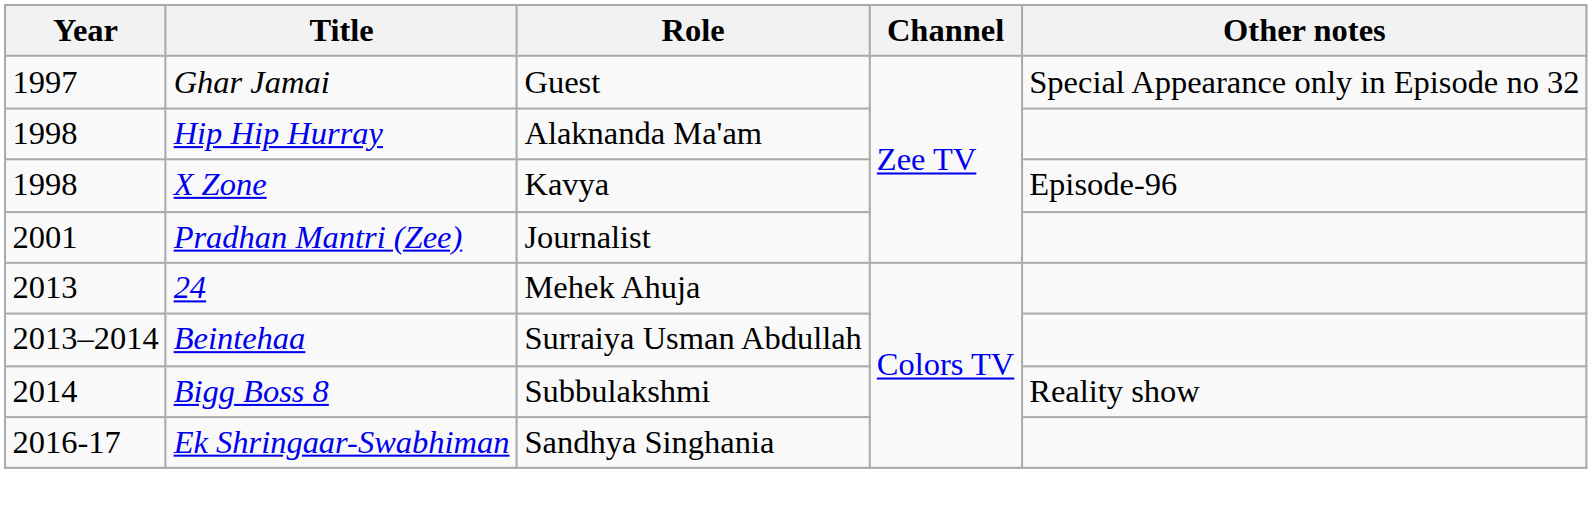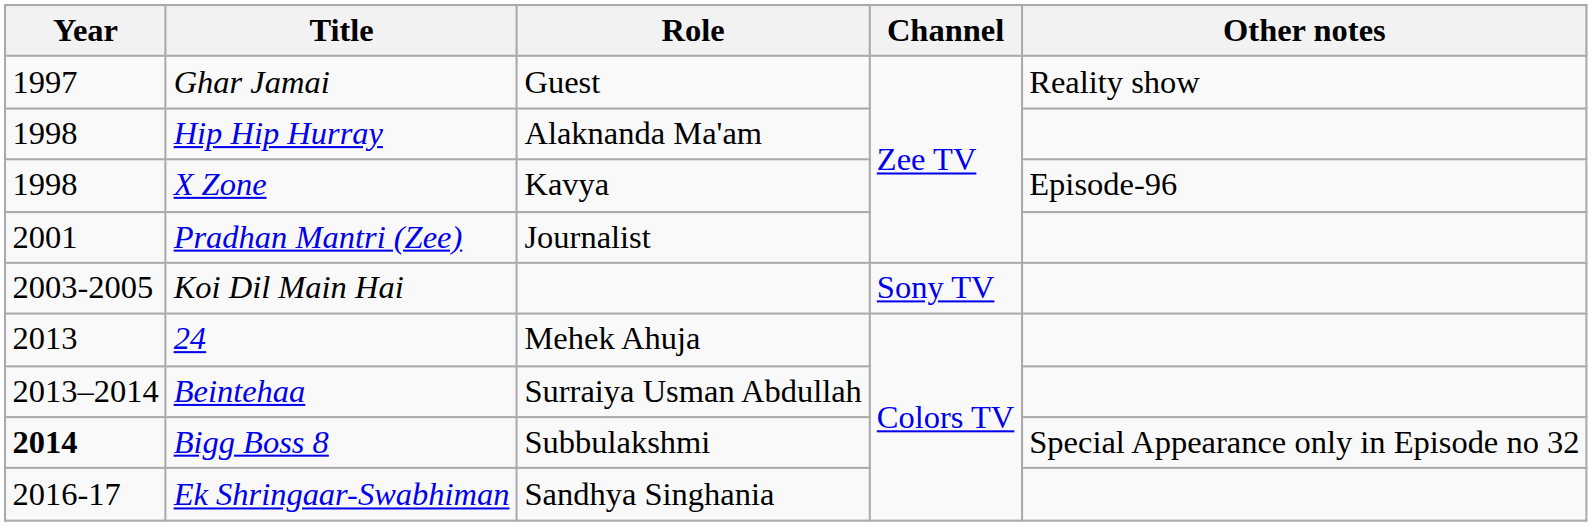(1304, 81) Special Appearance only in Episode no 32 -> (1115, 81) Reality show
+ row: (289, 287)
(45, 390) normal -> (45, 442) bold
(1115, 390) Reality show -> (1304, 442) Special Appearance only in Episode no 32
